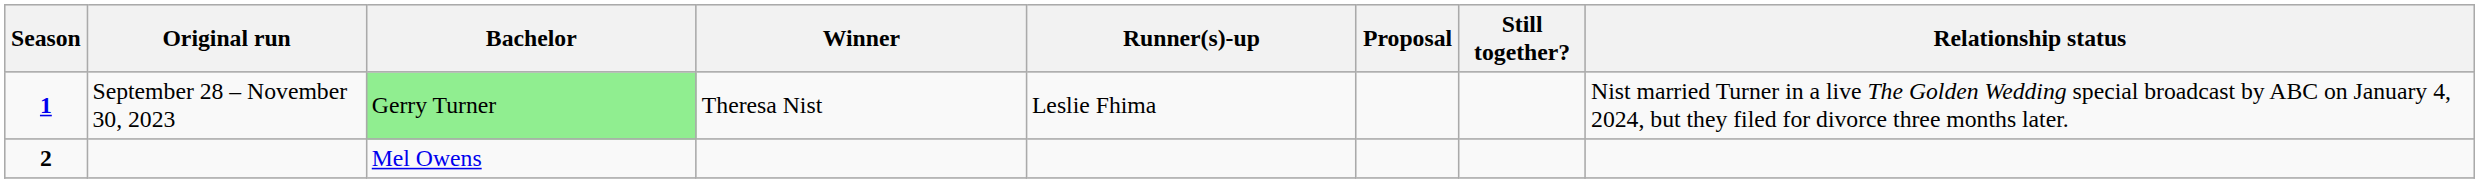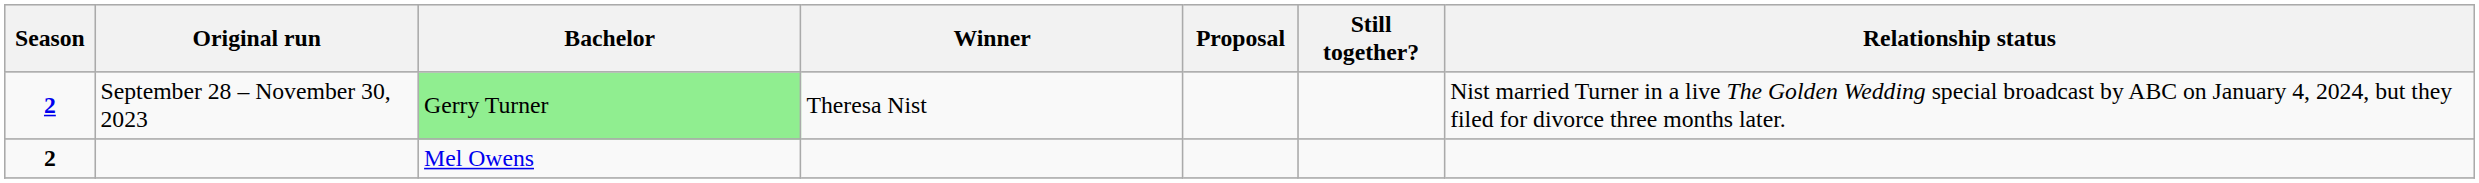- column: (1191, 38)
(46, 105) 1 -> (50, 105) 2
